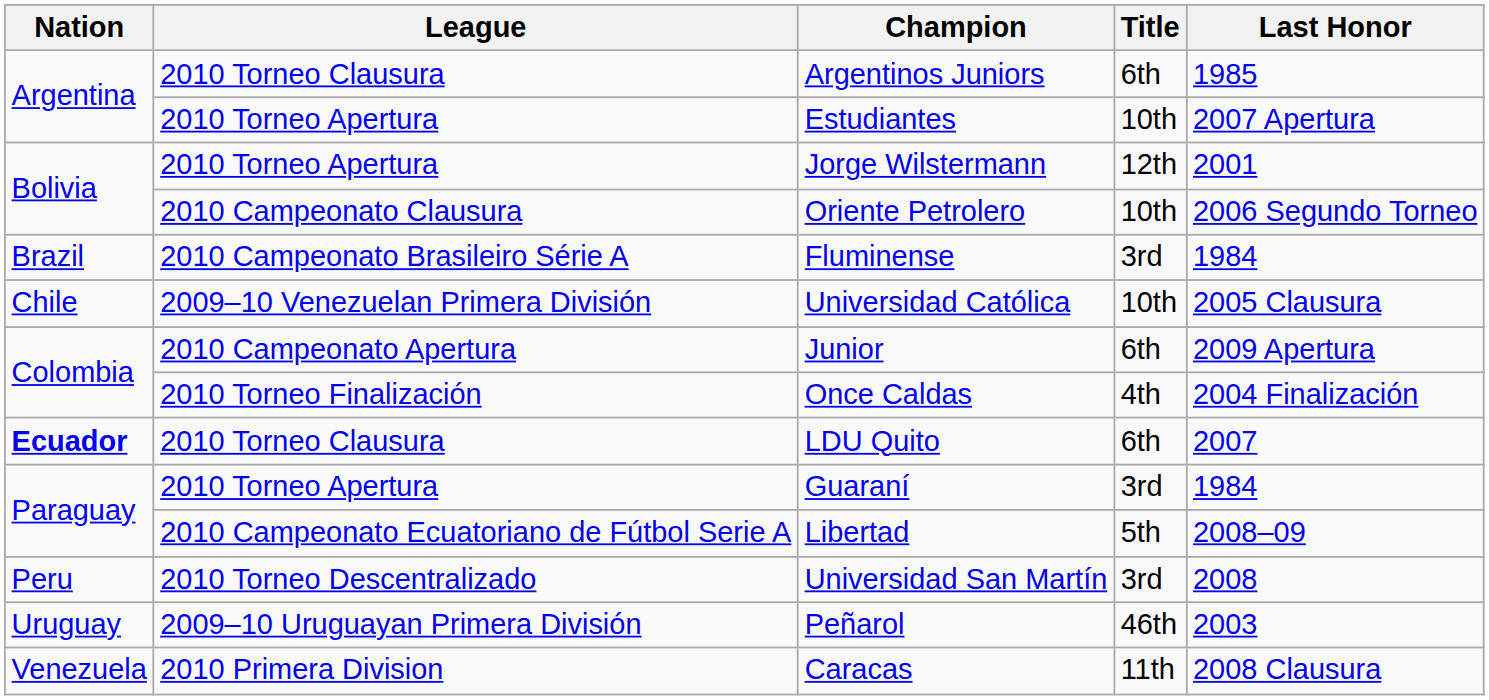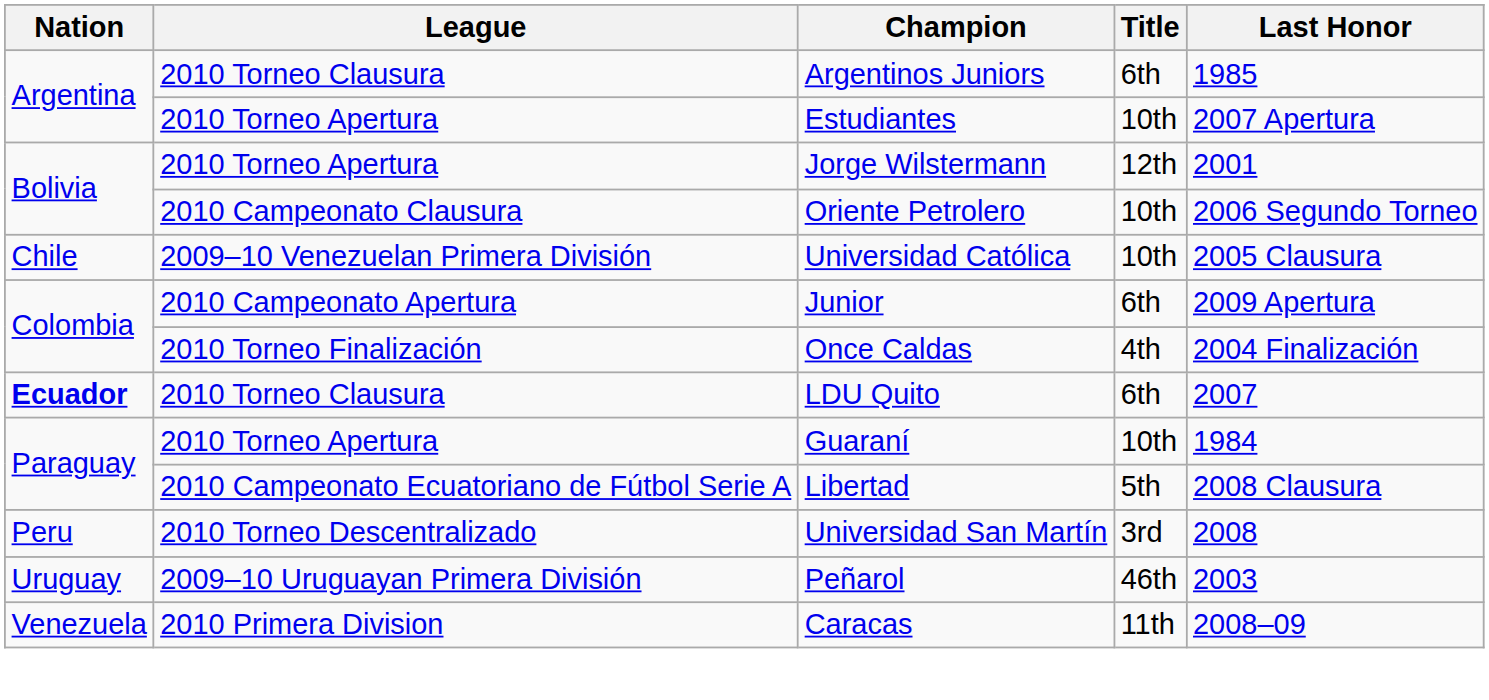- row: (880, 257)
(1142, 486) 3rd -> (1149, 440) 10th
(1249, 532) 2008–09 -> (1287, 486) 2008 Clausura
(1287, 670) 2008 Clausura -> (1249, 624) 2008–09
